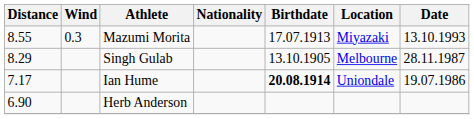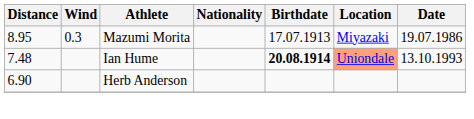(20, 37) 8.55 -> (20, 37) 8.95
(434, 37) 13.10.1993 -> (431, 37) 19.07.1986
- row: (138, 59)
(20, 80) 7.17 -> (20, 59) 7.48
(365, 80) no background -> (365, 59) lightsalmon background
(434, 80) 19.07.1986 -> (431, 59) 13.10.1993
